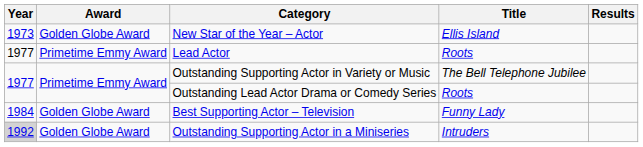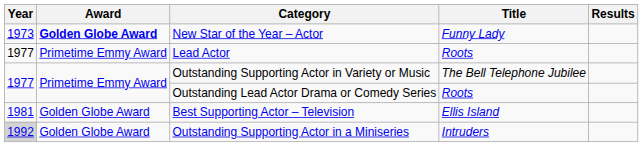(95, 34) normal -> (98, 34) bold
(470, 34) Ellis Island -> (473, 34) Funny Lady
(20, 112) 1984 -> (20, 112) 1981
(473, 112) Funny Lady -> (470, 112) Ellis Island
